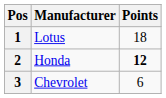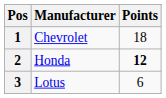(50, 38) Lotus -> (61, 38) Chevrolet
(61, 82) Chevrolet -> (50, 82) Lotus
